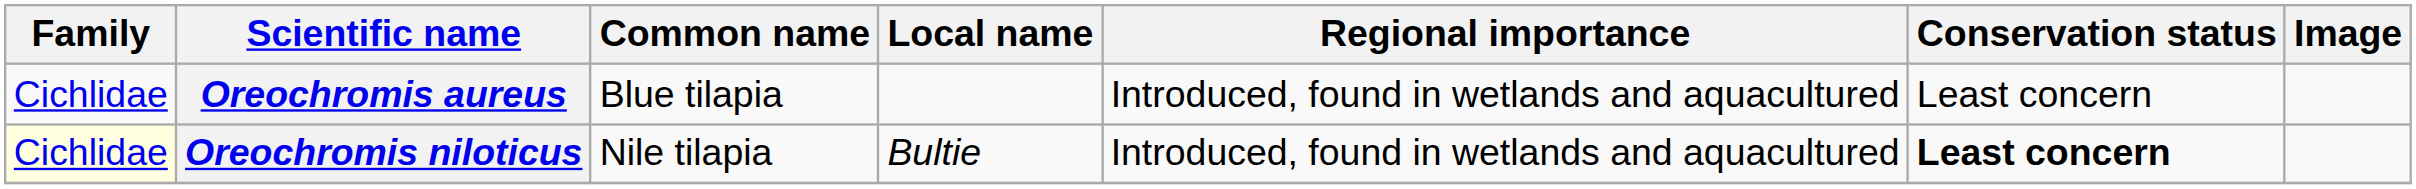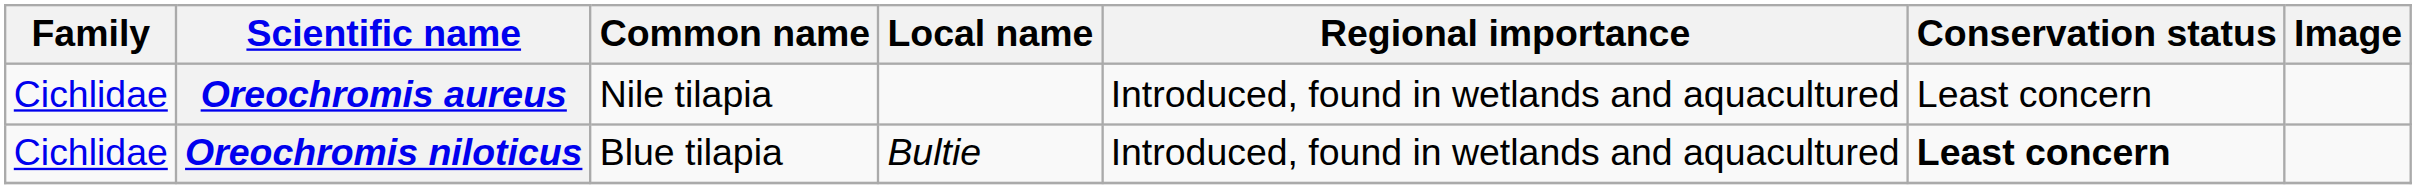(691, 93) Blue tilapia -> (686, 93) Nile tilapia
(91, 152) lightyellow background -> (91, 152) no background
(686, 152) Nile tilapia -> (691, 152) Blue tilapia
